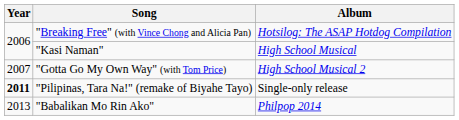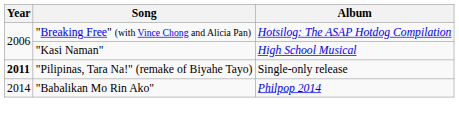- row: (131, 69)
(19, 106) 2013 -> (19, 87) 2014
